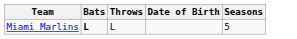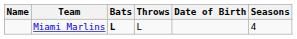+ column: (18, 12)
(227, 27) 5 -> (254, 27) 4
